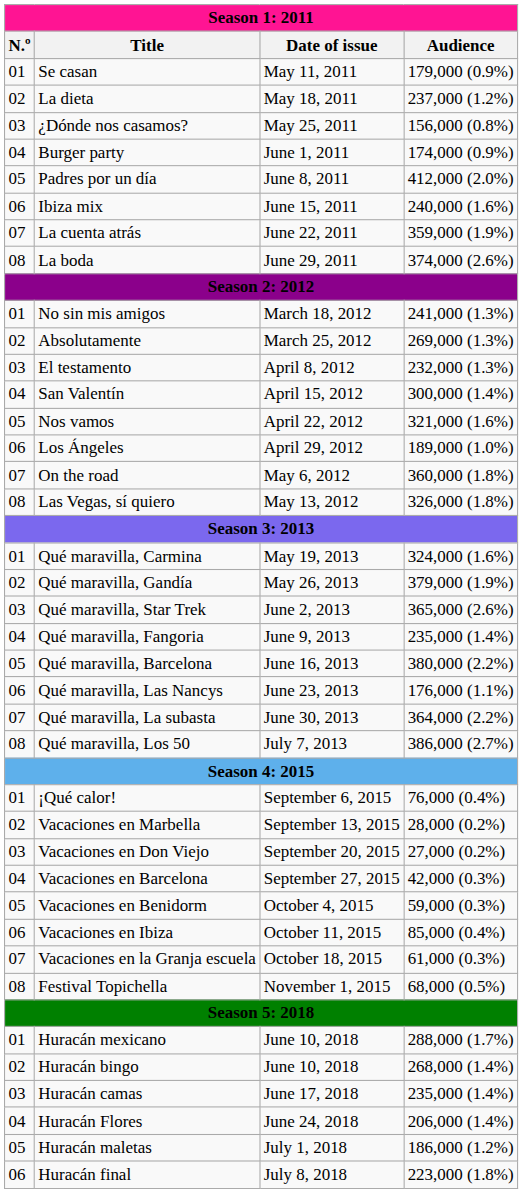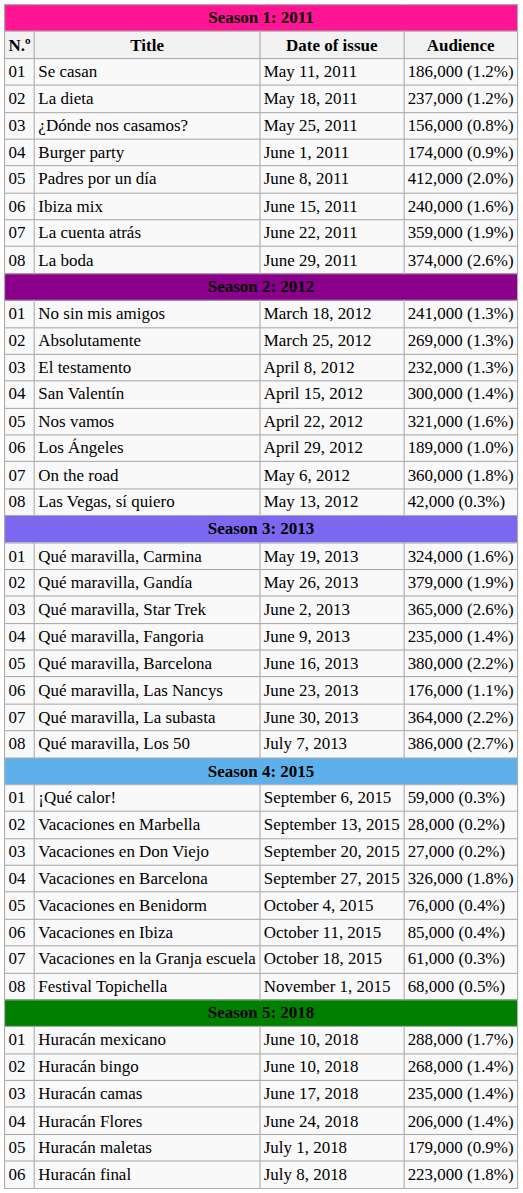(461, 71) 179,000 (0.9%) -> (461, 71) 186,000 (1.2%)
(461, 502) 326,000 (1.8%) -> (456, 502) 42,000 (0.3%)
(456, 797) 76,000 (0.4%) -> (456, 797) 59,000 (0.3%)
(456, 878) 42,000 (0.3%) -> (461, 878) 326,000 (1.8%)
(456, 905) 59,000 (0.3%) -> (456, 905) 76,000 (0.4%)
(461, 1147) 186,000 (1.2%) -> (461, 1147) 179,000 (0.9%)
